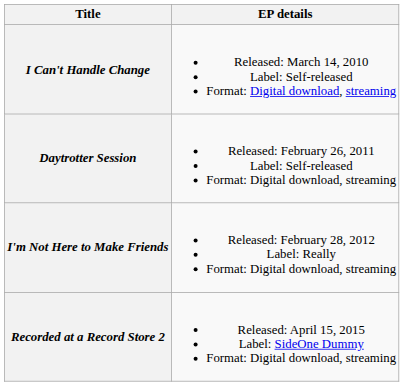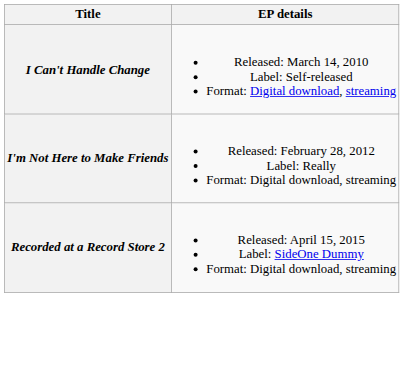- row: (88, 158)
